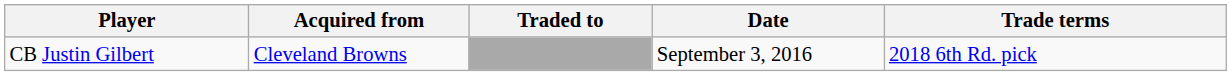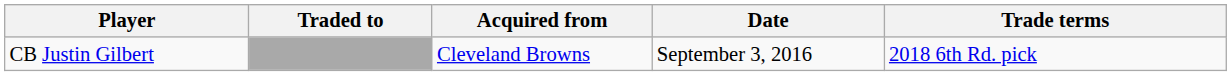columns swapped: (359, 20) <-> (560, 20)
